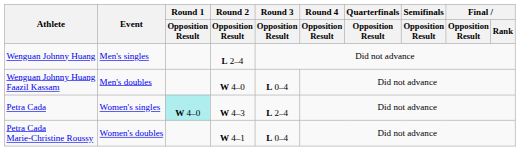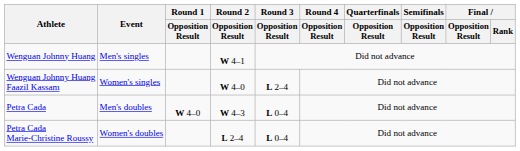(232, 62) L 2–4 -> (232, 62) W 4–1
(126, 82) Men's doubles -> (130, 82) Women's singles
(277, 87) L 0–4 -> (277, 87) L 2–4
(130, 108) Women's singles -> (126, 108) Men's doubles
(188, 113) paleturquoise background -> (188, 113) no background
(277, 113) L 2–4 -> (277, 113) L 0–4
(232, 139) W 4–1 -> (232, 139) L 2–4
